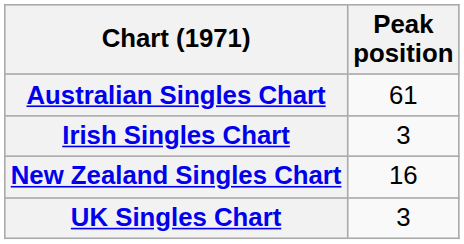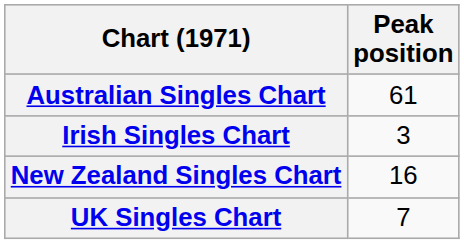(403, 217) 3 -> (403, 217) 7
